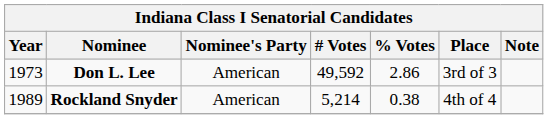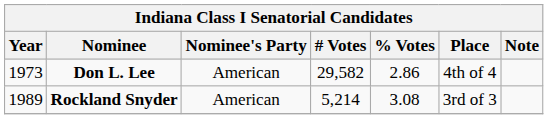(341, 72) 49,592 -> (341, 72) 29,582
(470, 72) 3rd of 3 -> (470, 72) 4th of 4
(405, 99) 0.38 -> (405, 99) 3.08
(470, 99) 4th of 4 -> (470, 99) 3rd of 3
